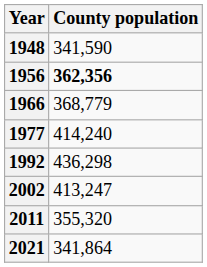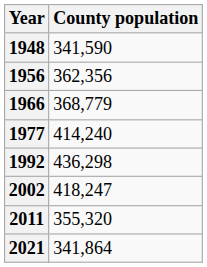(83, 76) bold -> (83, 76) normal
(83, 190) 413,247 -> (83, 190) 418,247
